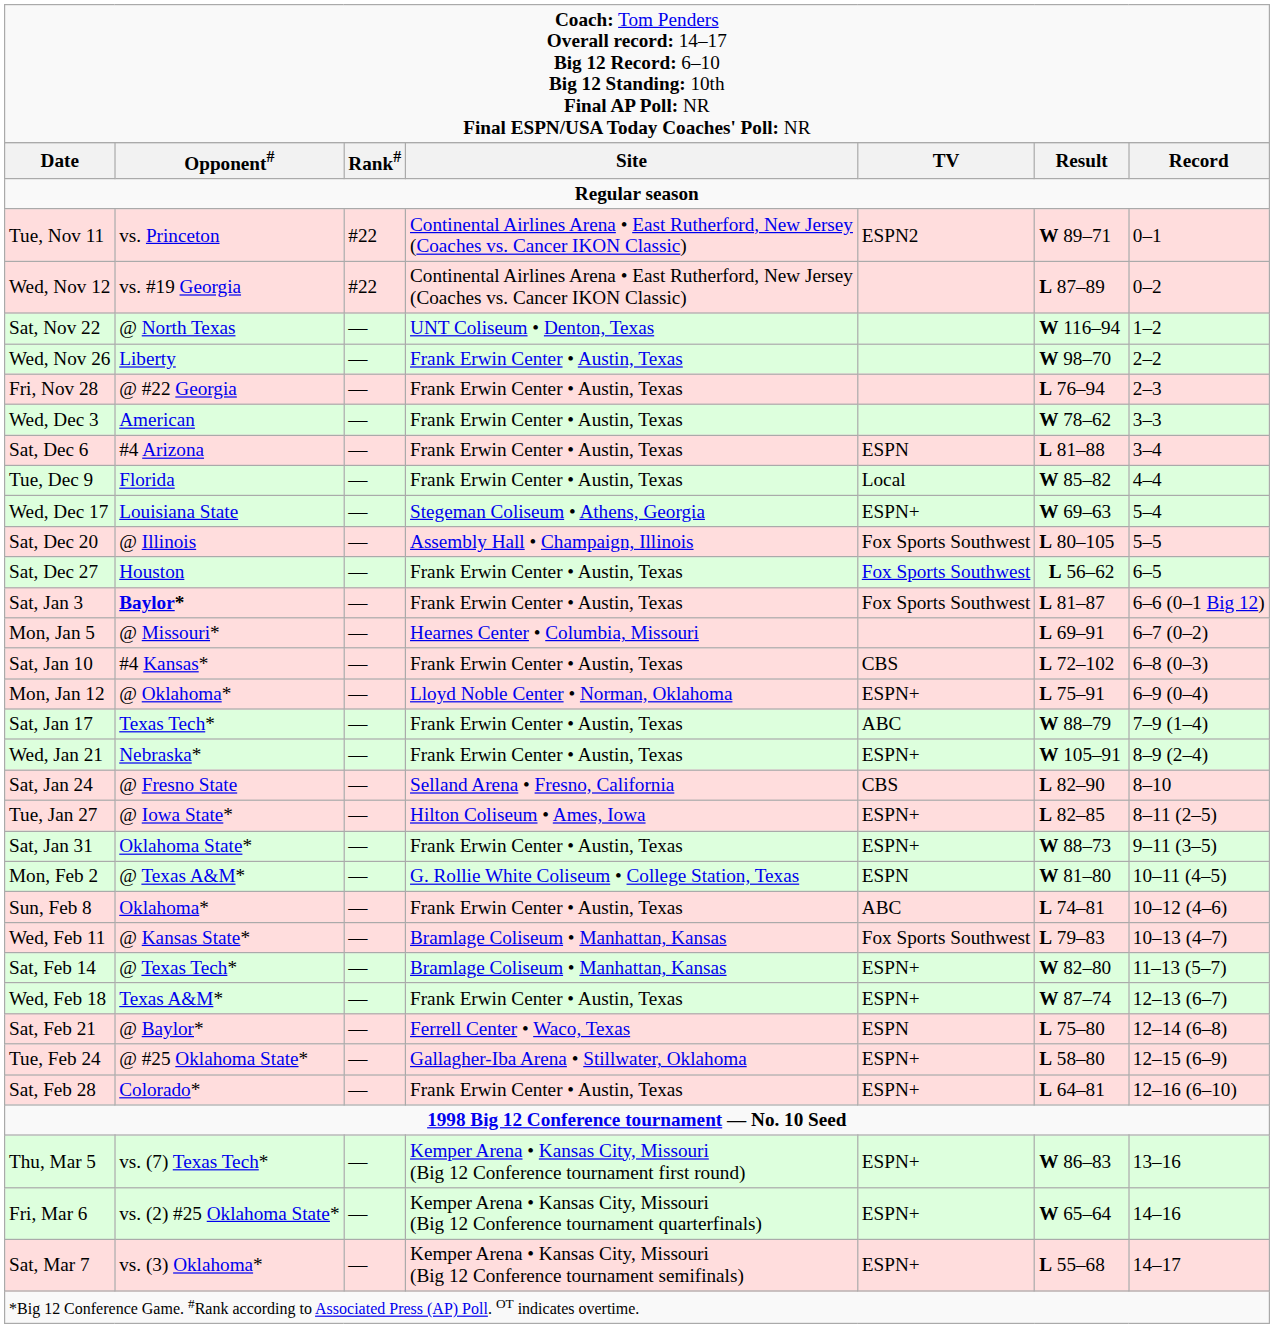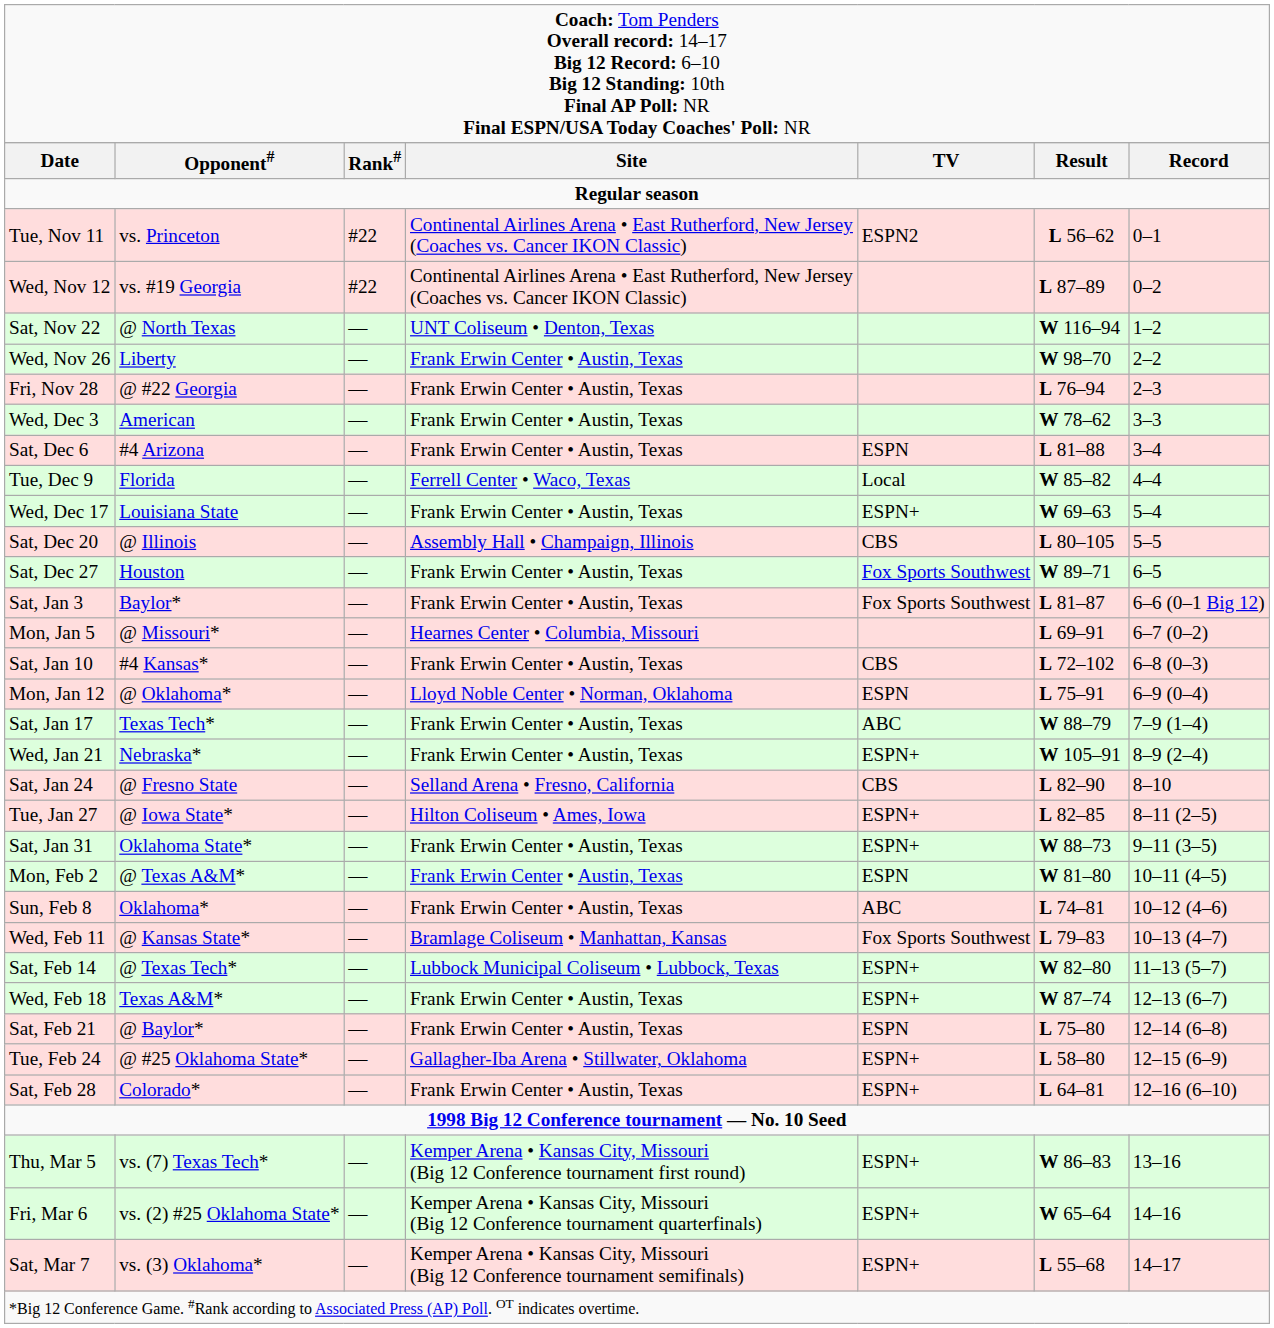(1075, 235) W 89–71 -> (1082, 235) L 56–62
(546, 480) Frank Erwin Center • Austin, Texas -> (520, 480) Ferrell Center • Waco, Texas
(557, 511) Stegeman Coliseum • Athens, Georgia -> (546, 511) Frank Erwin Center • Austin, Texas
(946, 541) Fox Sports Southwest -> (880, 541) CBS
(1082, 571) L 56–62 -> (1075, 571) W 89–71
(152, 602) bold -> (150, 602) normal
(891, 693) ESPN+ -> (885, 693) ESPN
(605, 876) G. Rollie White Coliseum • College Station, Texas -> (546, 876) Frank Erwin Center • Austin, Texas
(568, 967) Bramlage Coliseum • Manhattan, Kansas -> (594, 967) Lubbock Municipal Coliseum • Lubbock, Texas
(520, 1028) Ferrell Center • Waco, Texas -> (546, 1028) Frank Erwin Center • Austin, Texas
